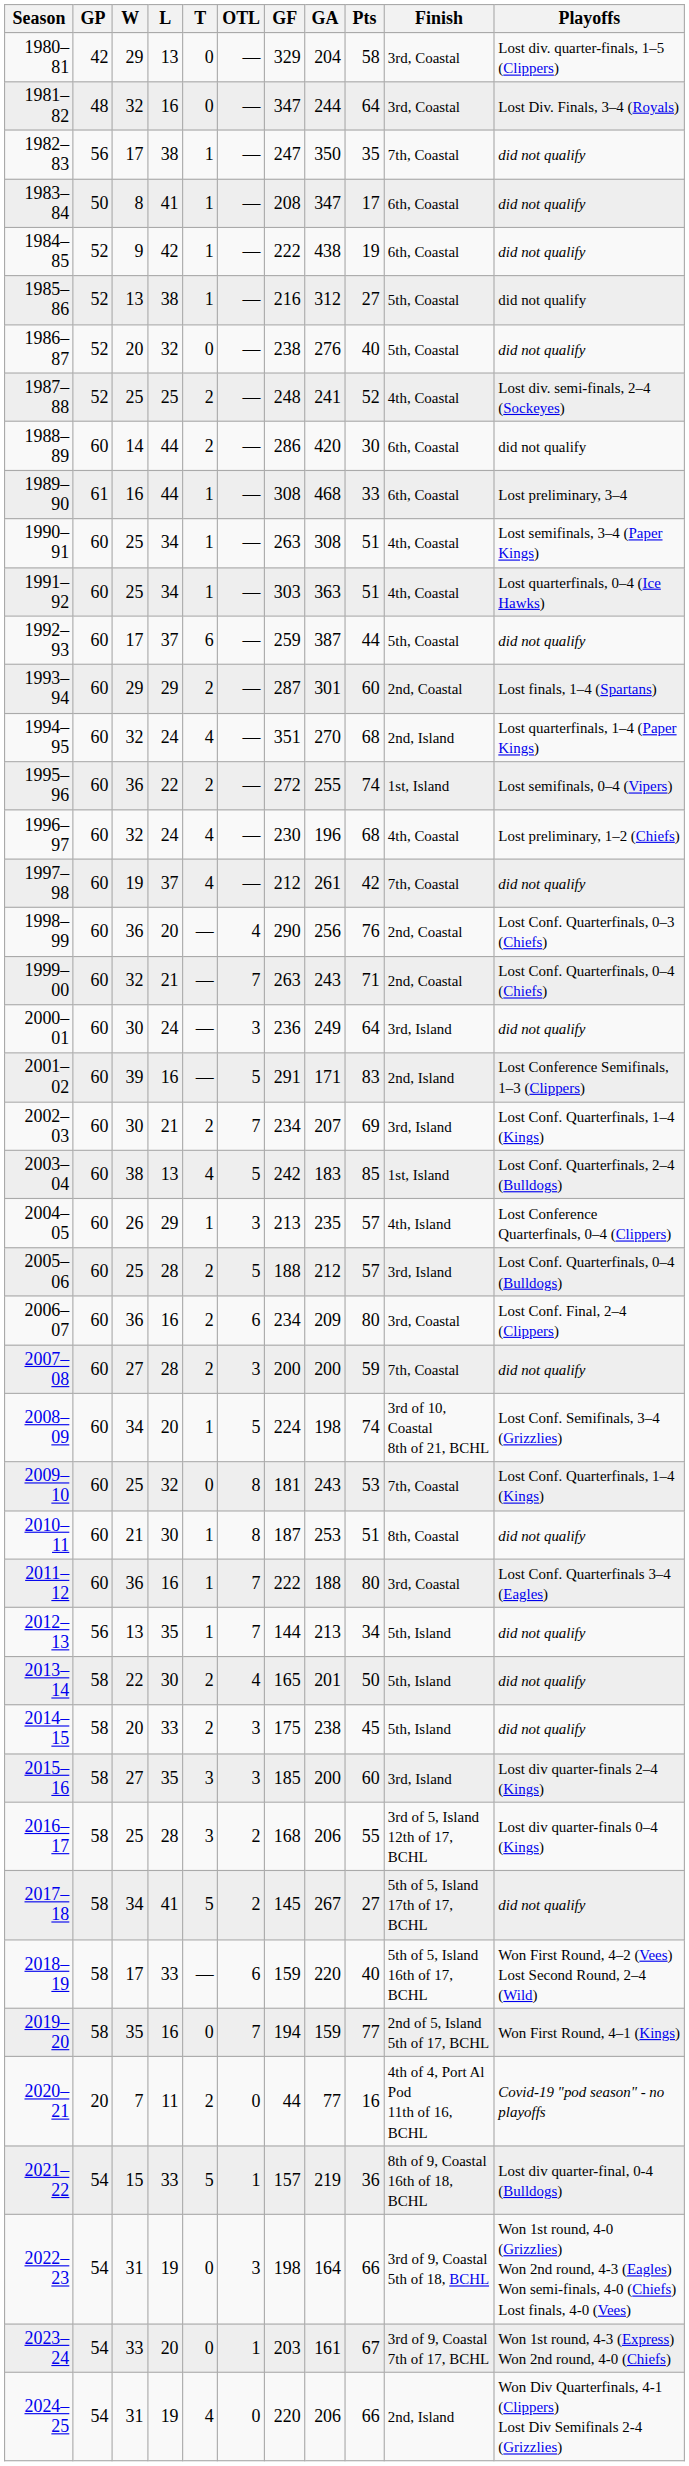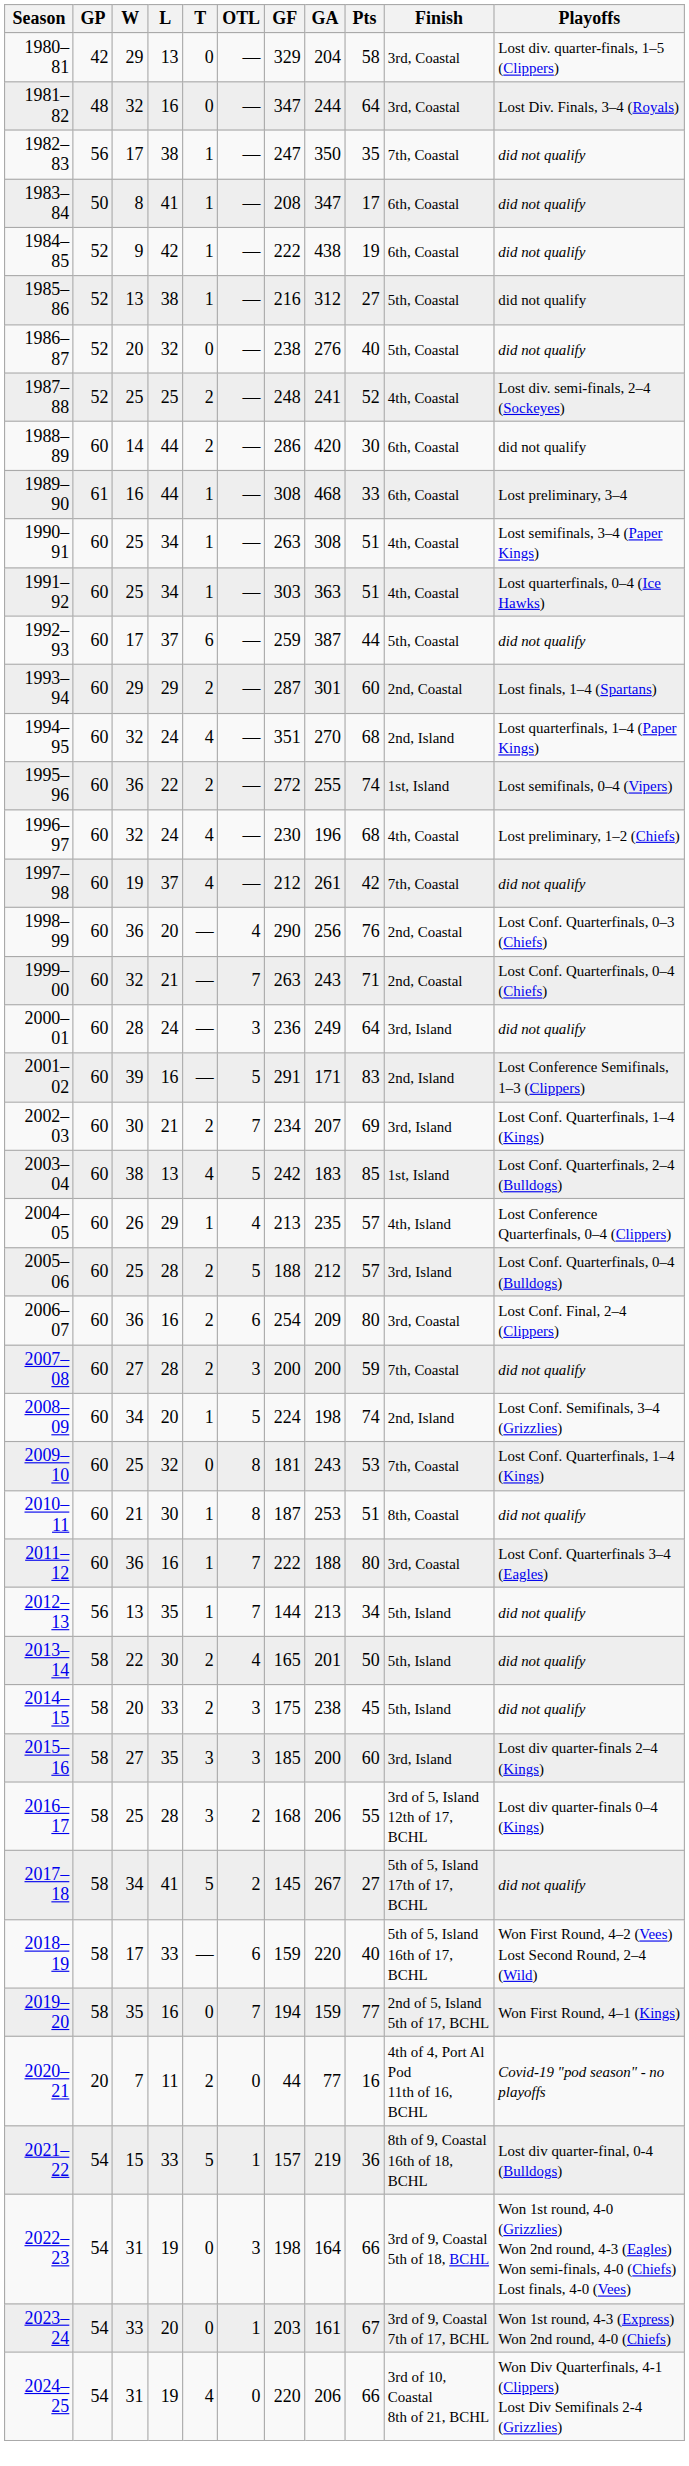(135, 1028) 30 -> (135, 1028) 28
(256, 1223) 3 -> (256, 1223) 4
(287, 1320) 234 -> (287, 1320) 254
(438, 1428) 3rd of 10, Coastal 8th of 21, BCHL -> (421, 1418) 2nd, Island
(421, 2417) 2nd, Island -> (438, 2397) 3rd of 10, Coastal 8th of 21, BCHL
